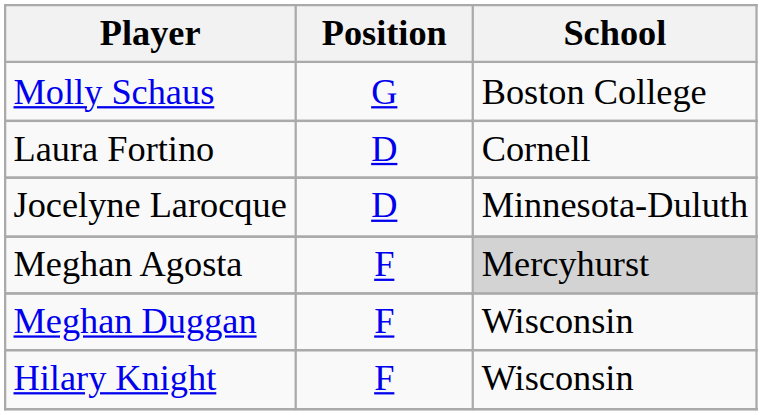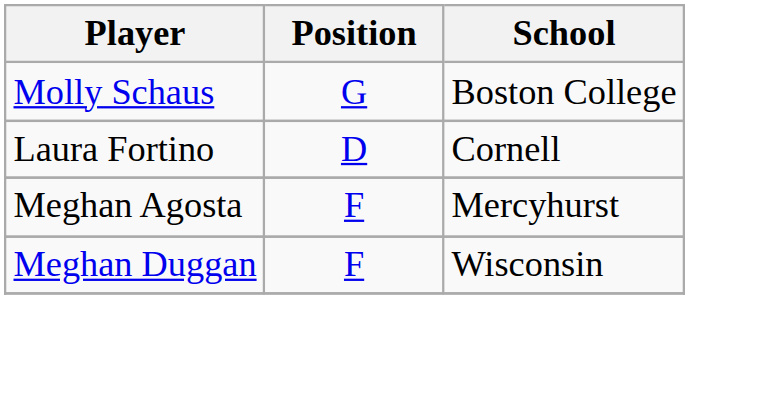- row: (150, 206)
(565, 263) lightgrey background -> (535, 206) no background
- row: (115, 378)
